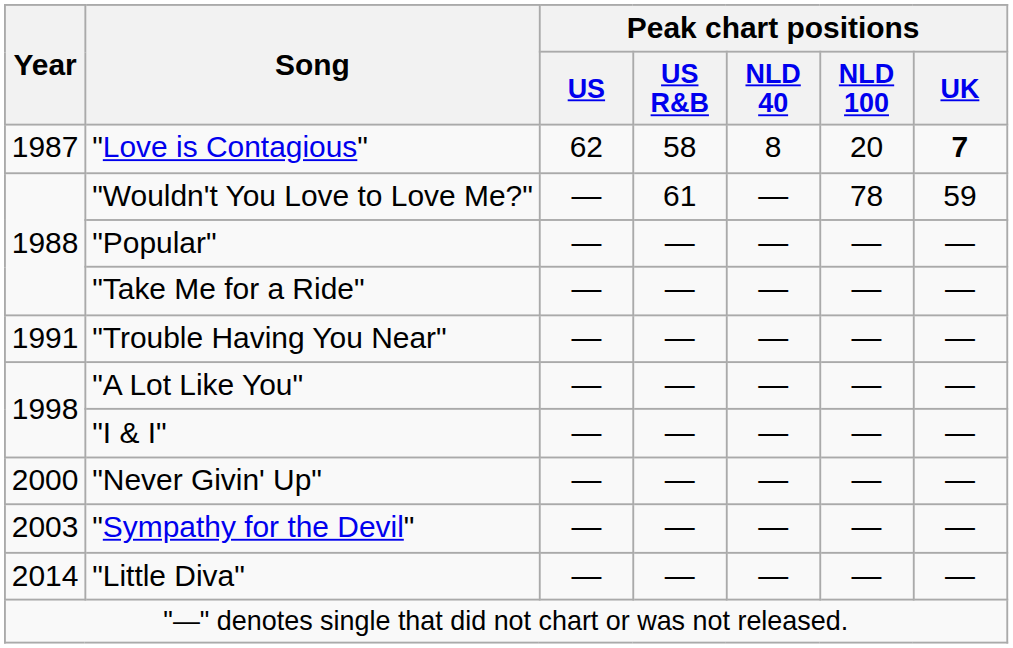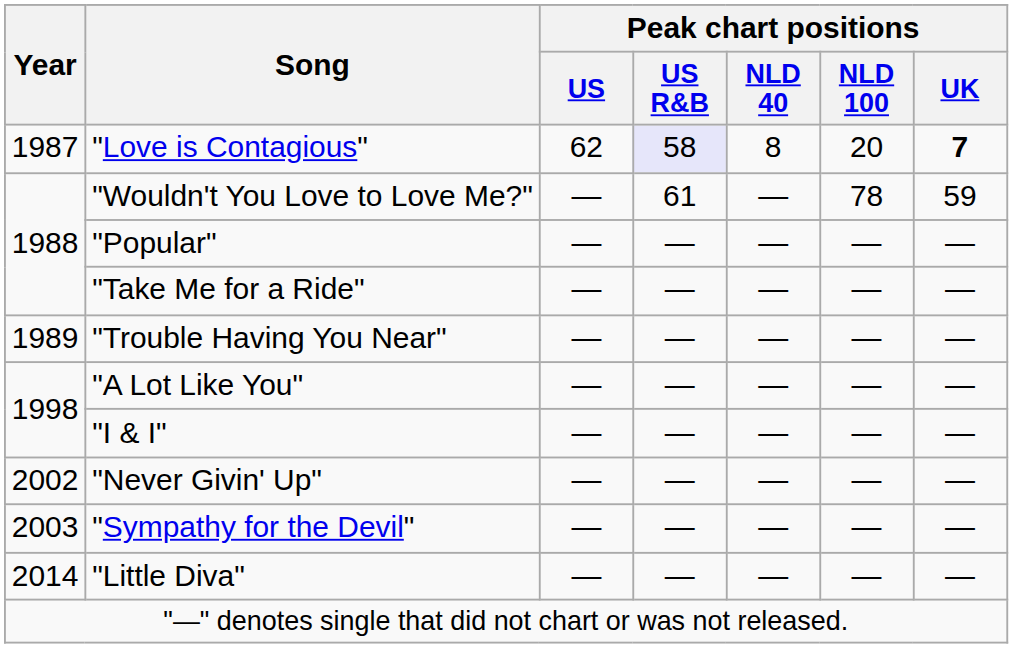(680, 148) no background -> (680, 148) lavender background
(45, 337) 1991 -> (45, 337) 1989
(45, 480) 2000 -> (45, 480) 2002
